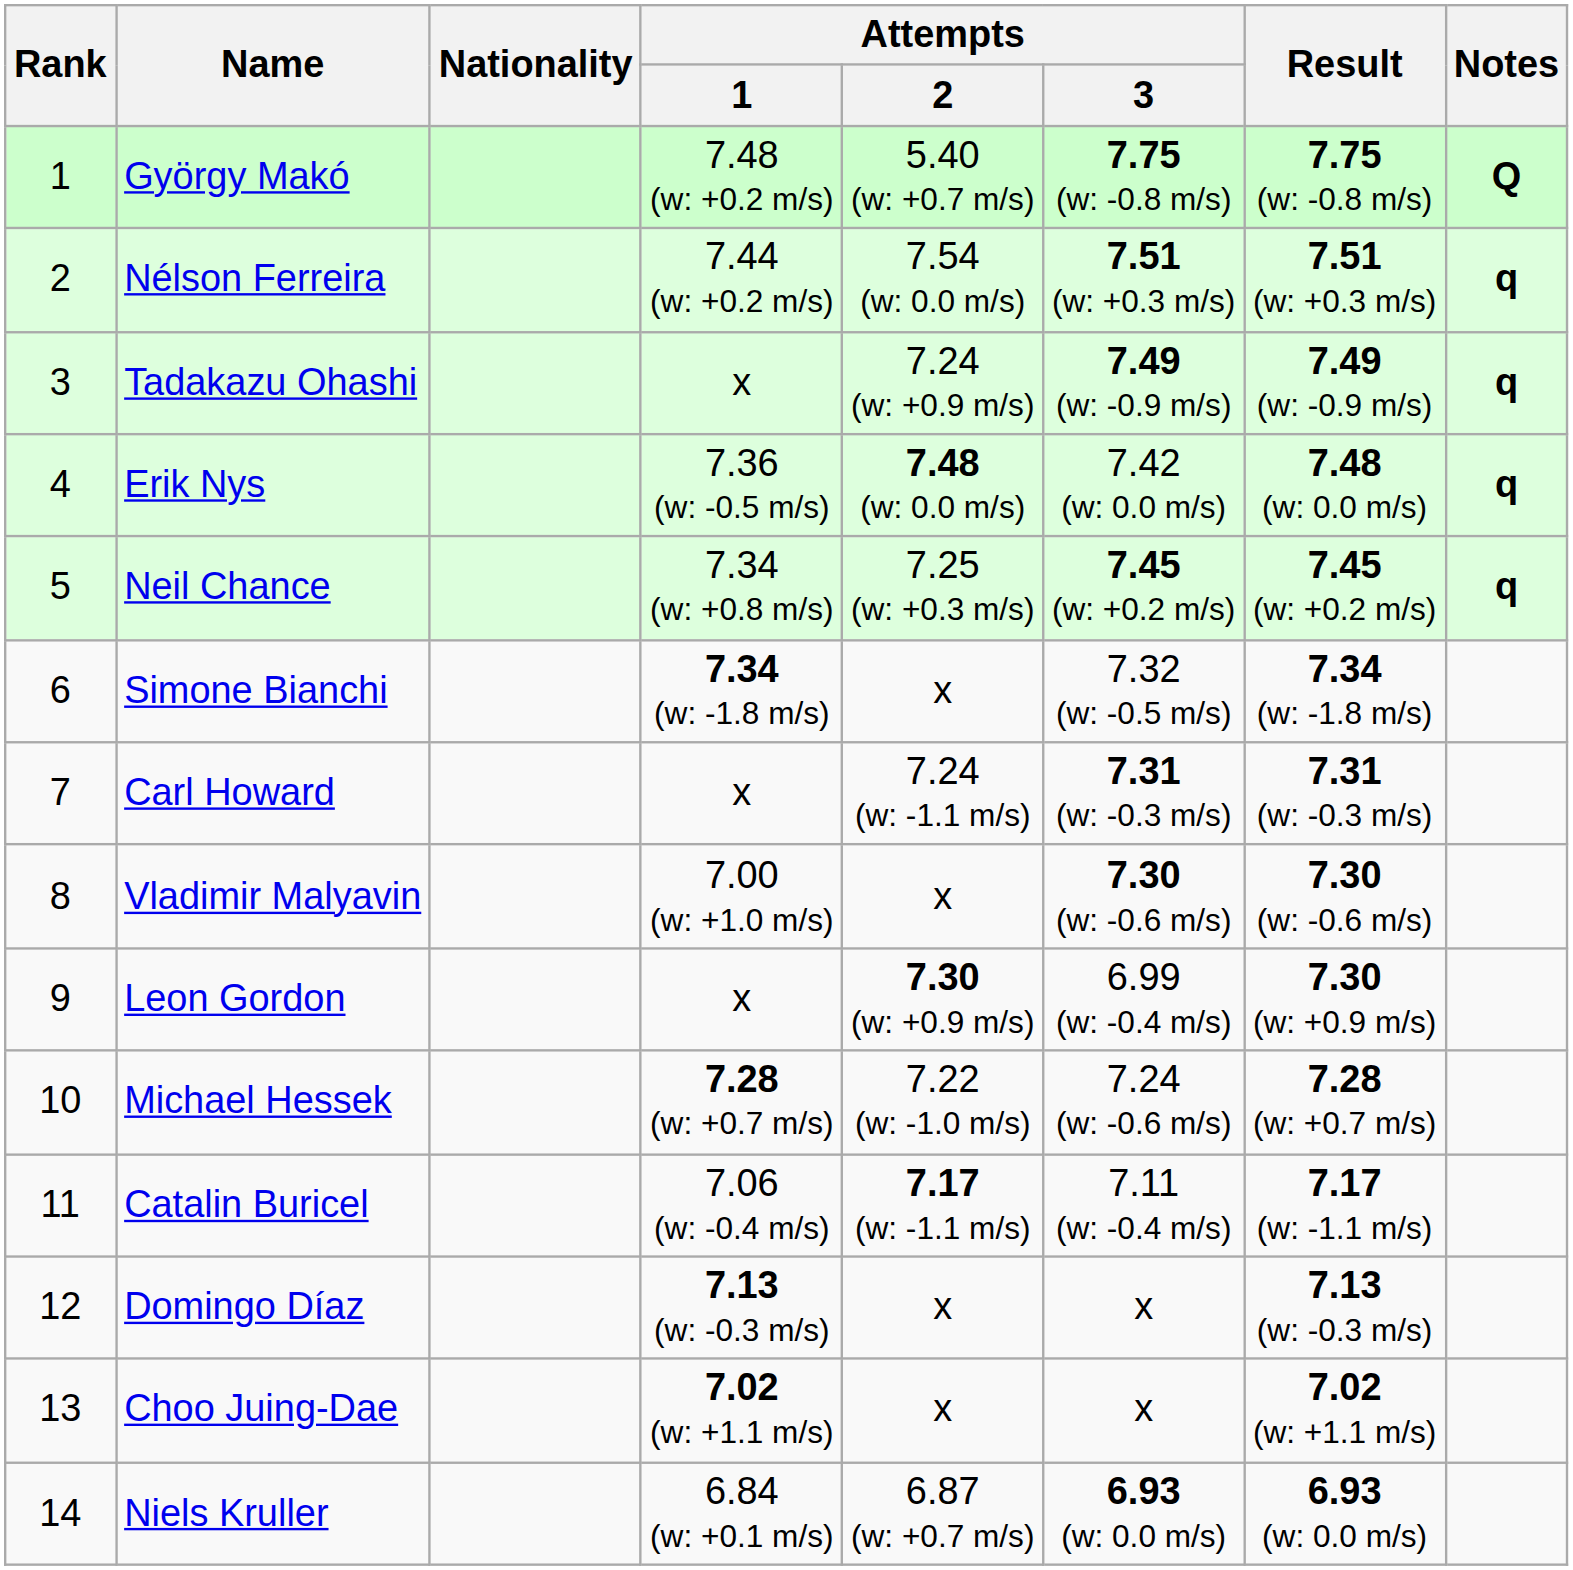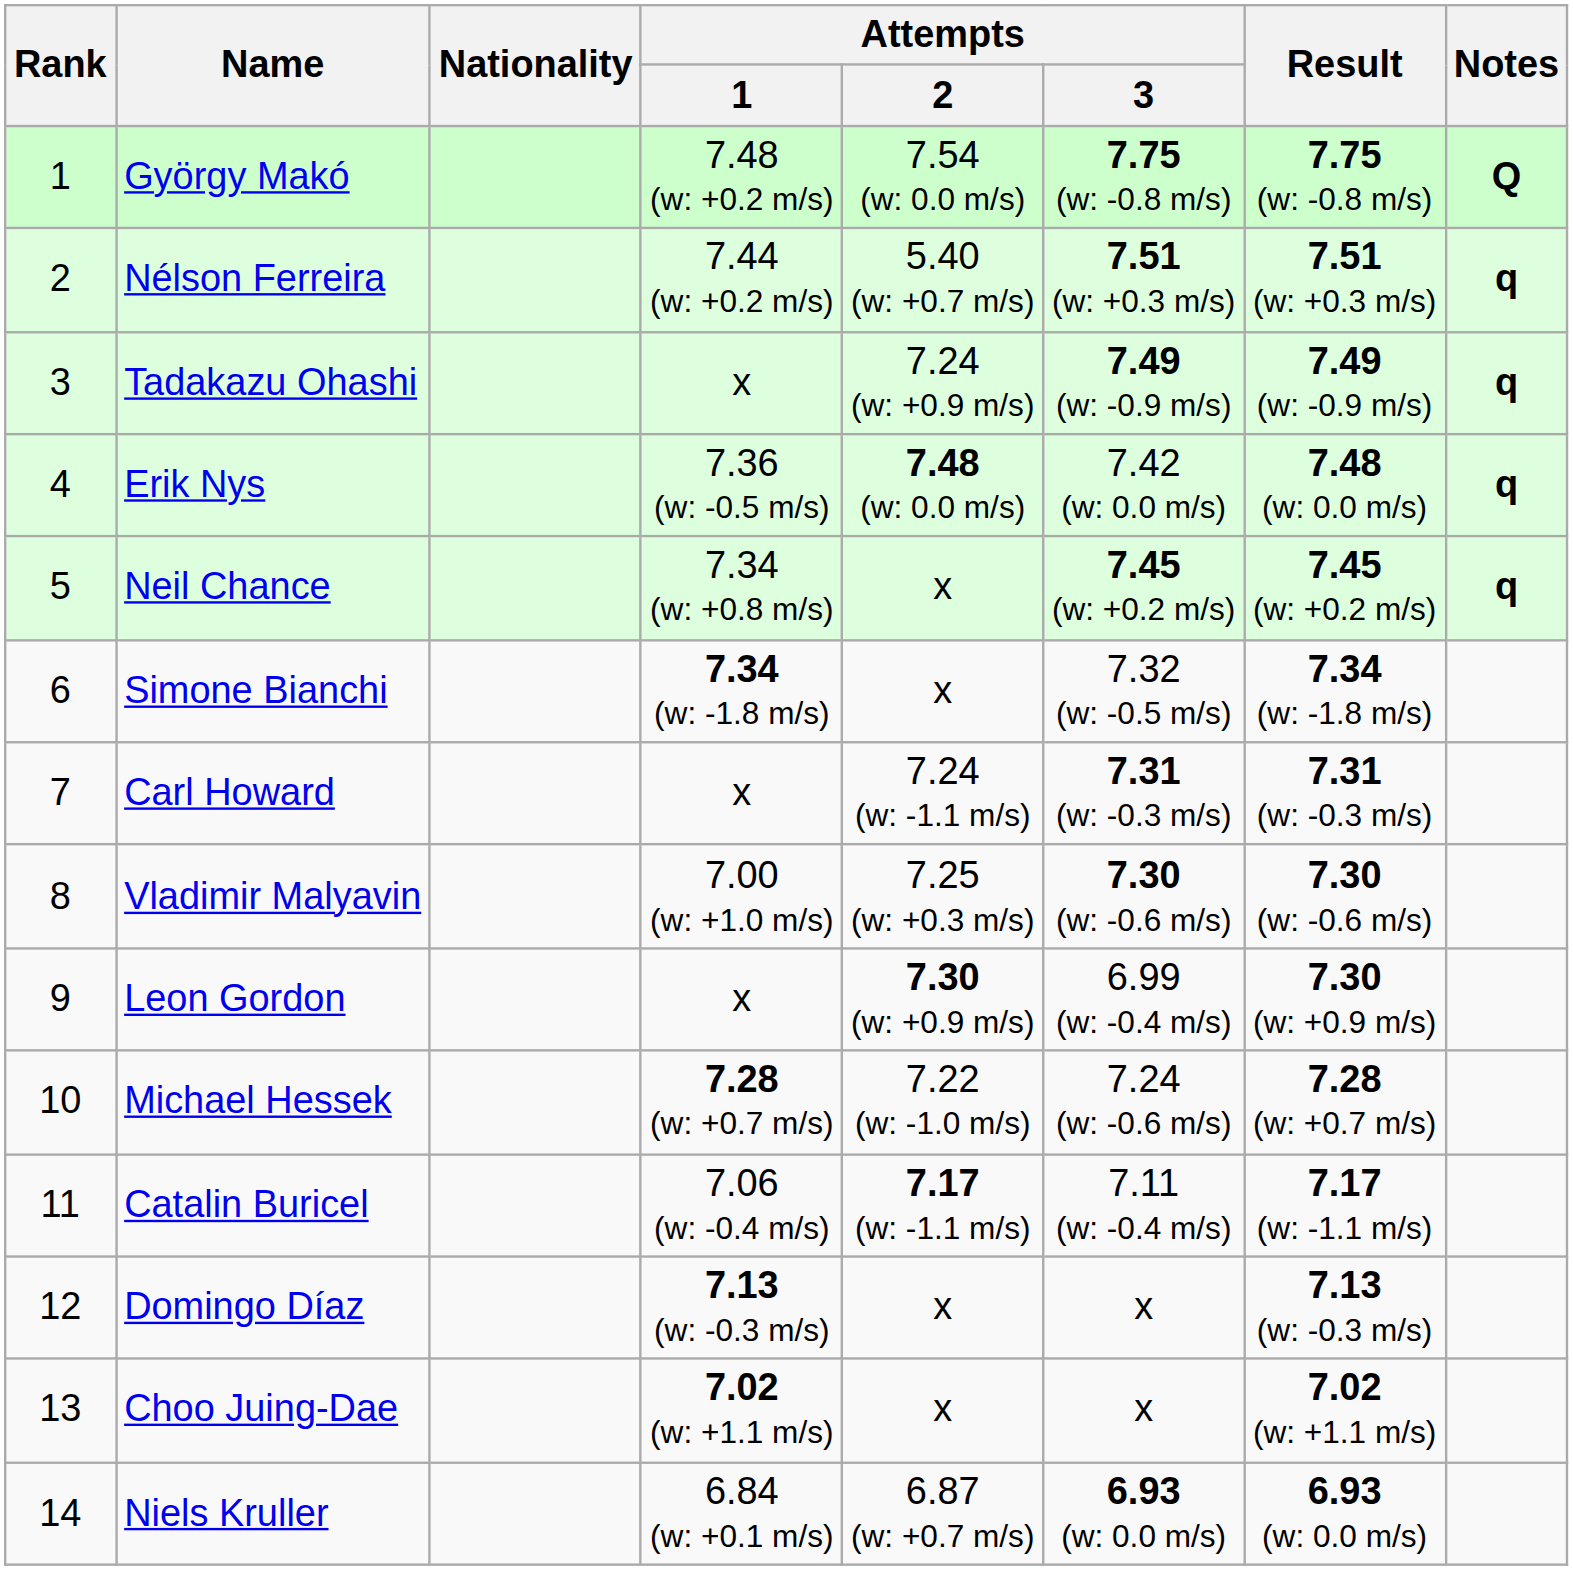(943, 176) 5.40 (w: +0.7 m/s) -> (943, 176) 7.54 (w: 0.0 m/s)
(943, 278) 7.54 (w: 0.0 m/s) -> (943, 278) 5.40 (w: +0.7 m/s)
(943, 587) 7.25 (w: +0.3 m/s) -> (943, 587) x
(943, 895) x -> (943, 895) 7.25 (w: +0.3 m/s)
